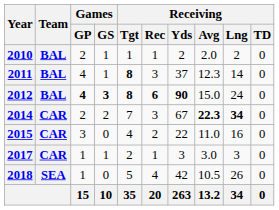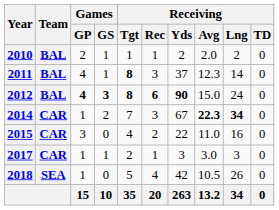(83, 114) 2 -> (83, 114) 1
